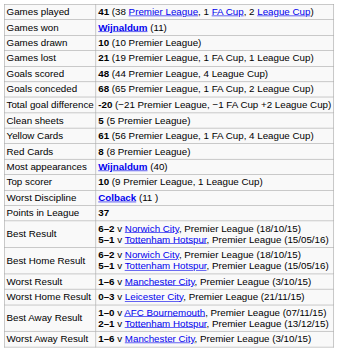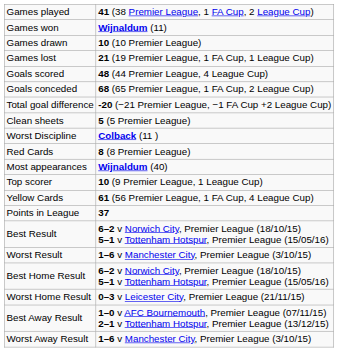rows swapped: (35, 136) <-> (41, 197)
rows swapped: (34, 281) <-> (46, 260)
